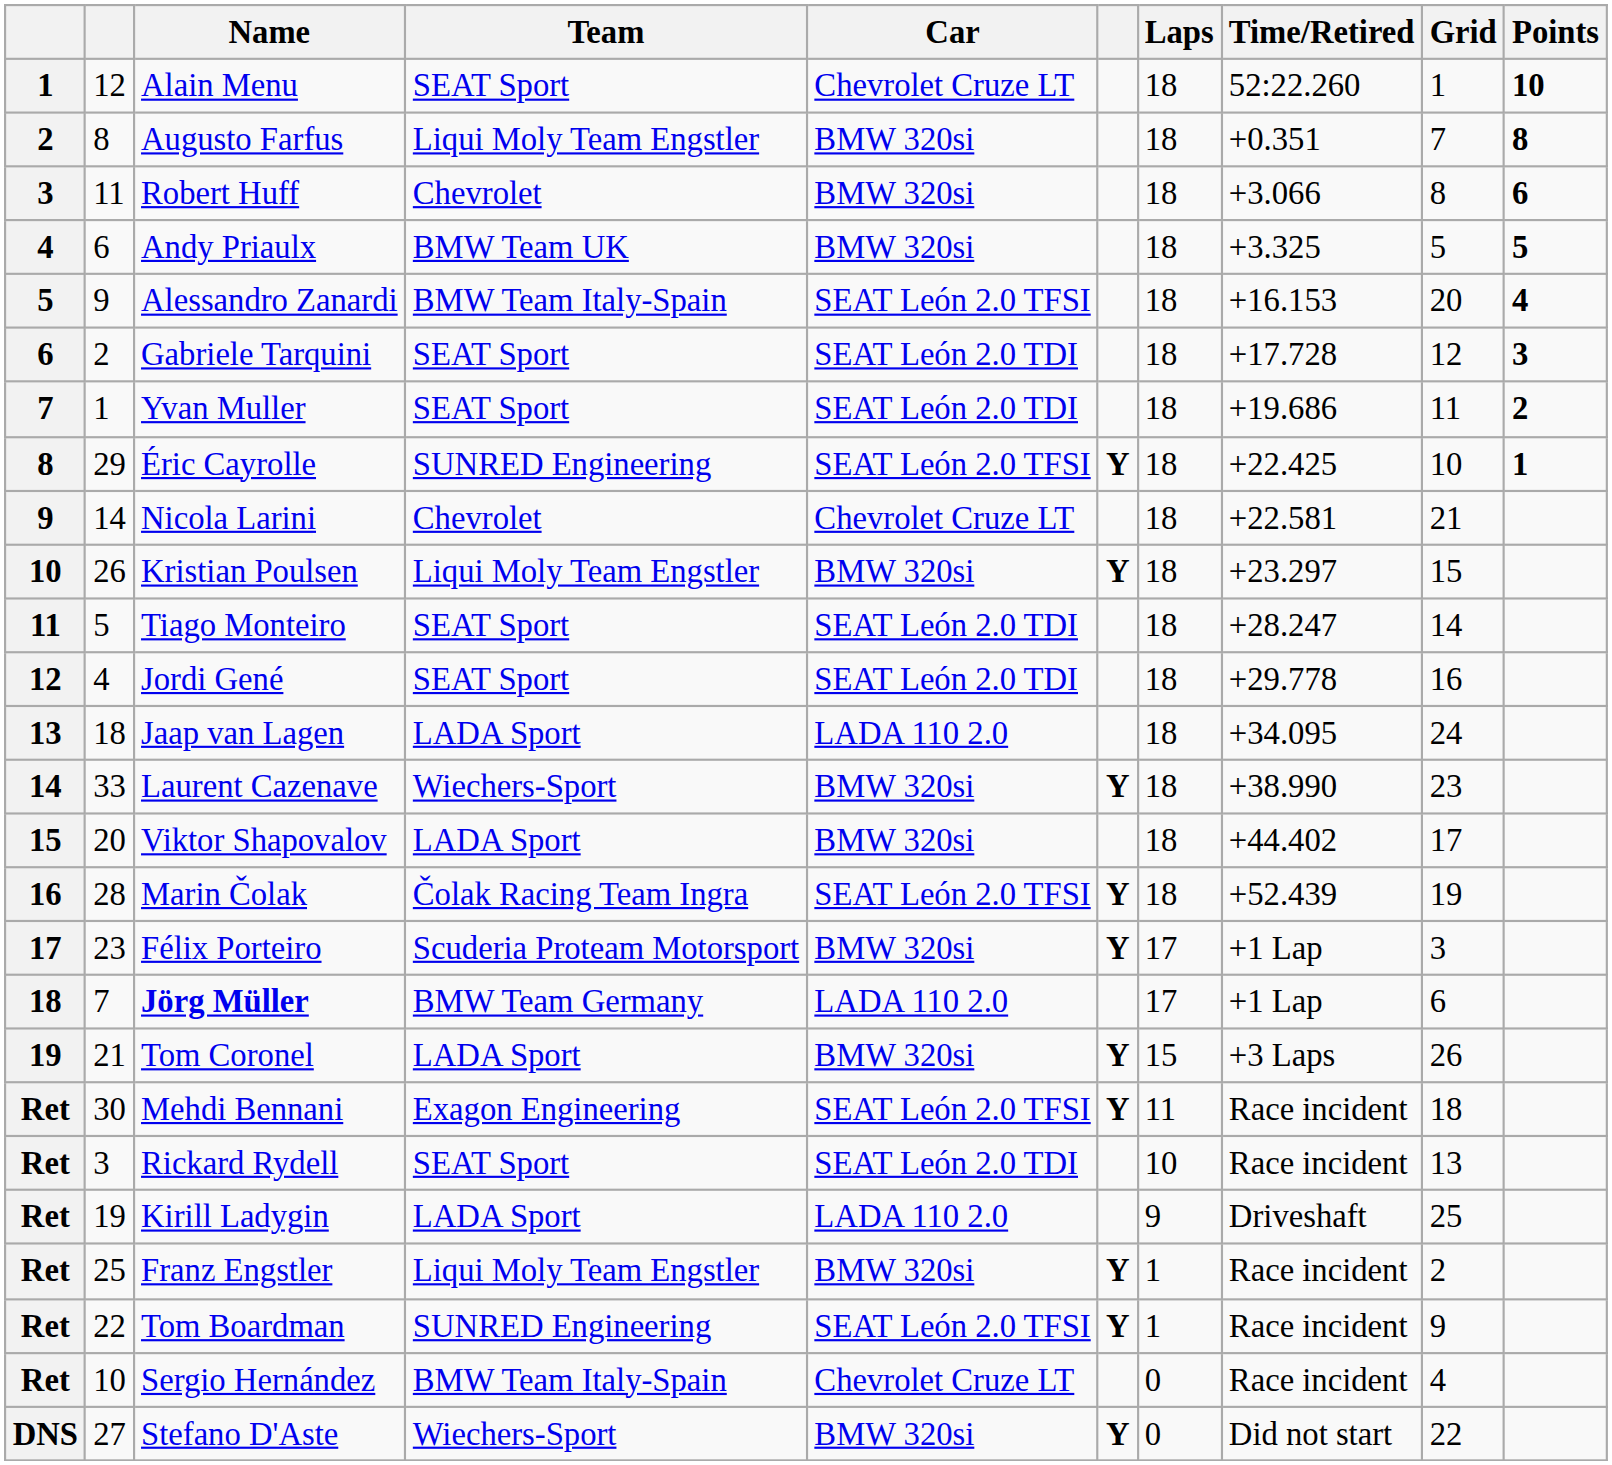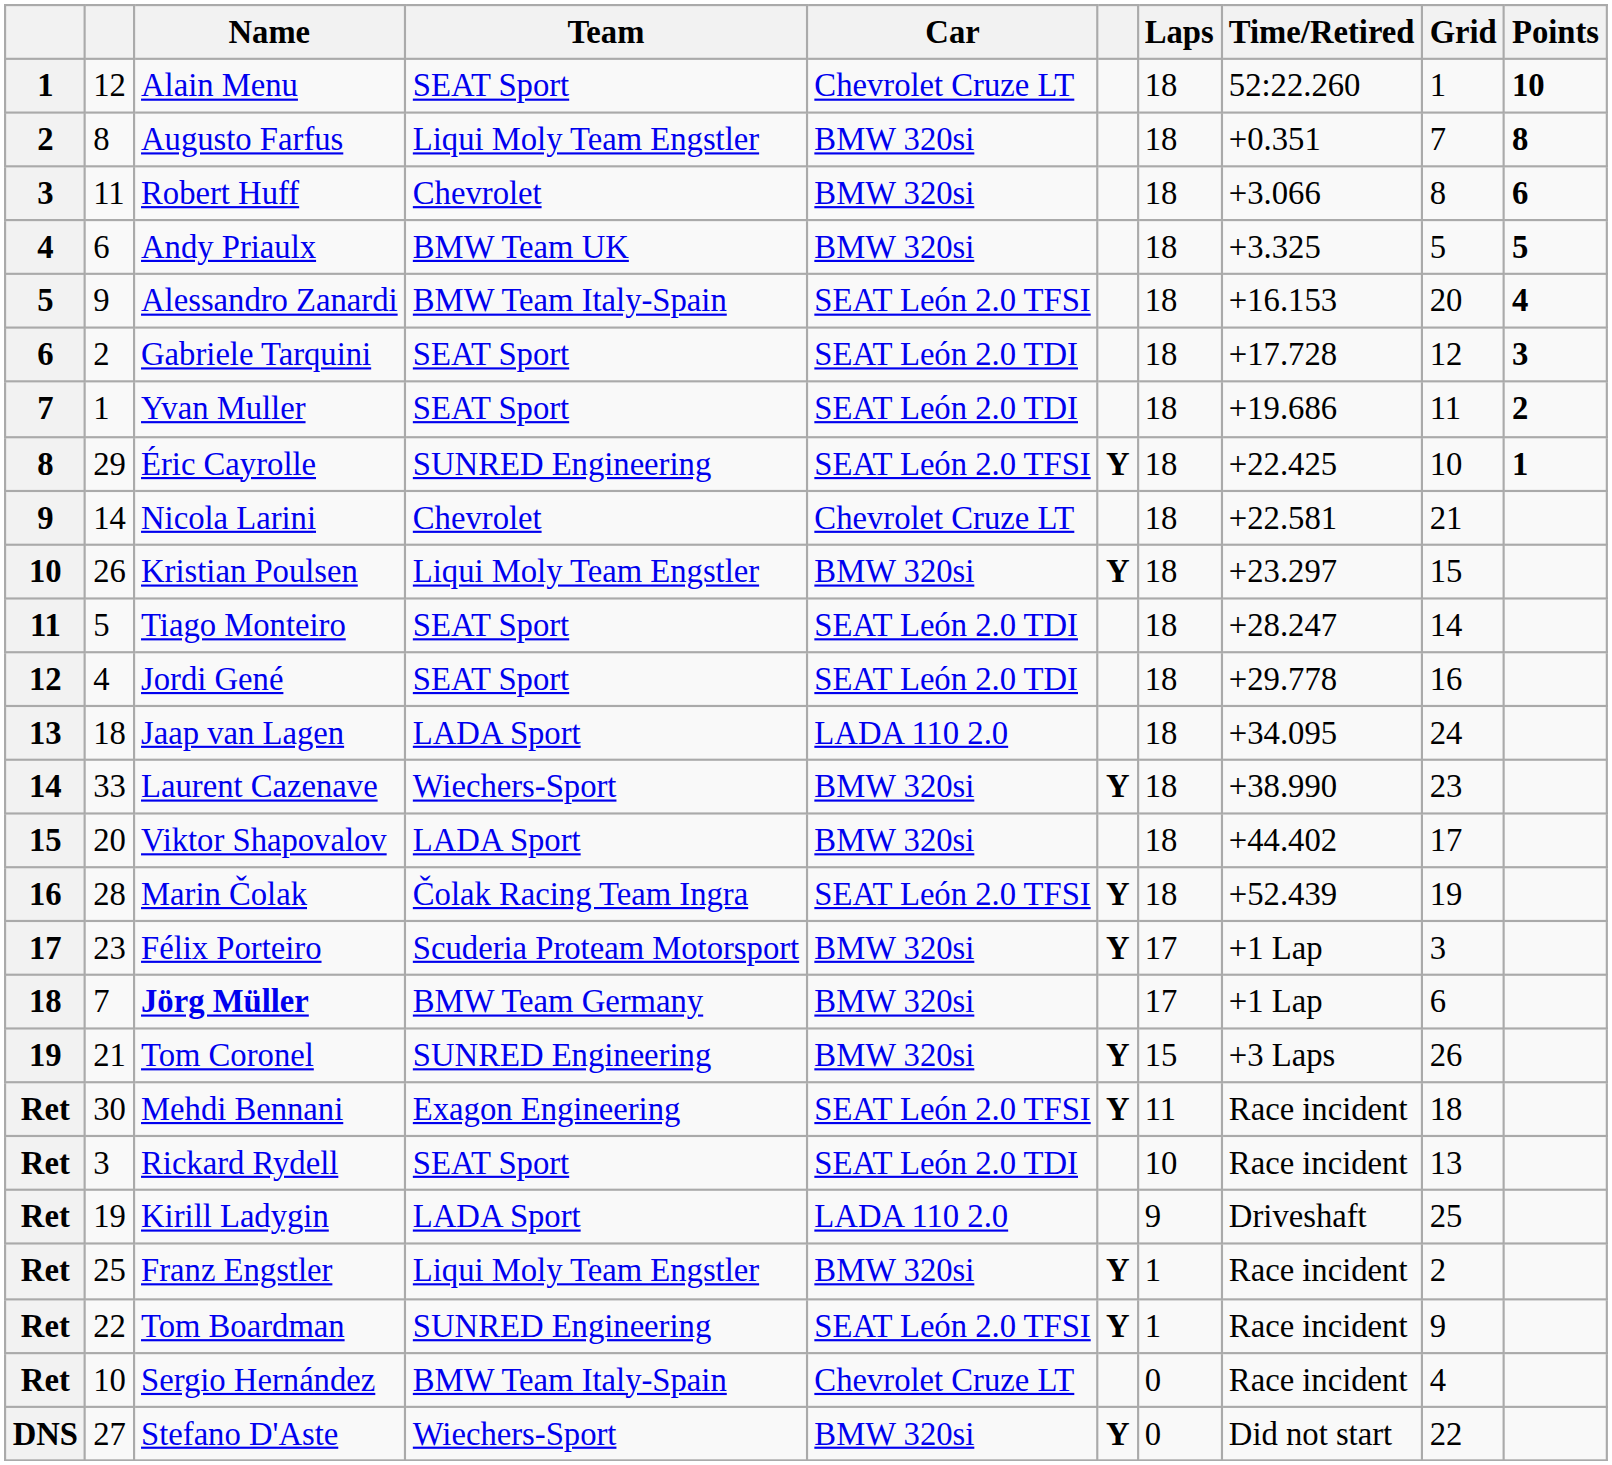(911, 1001) LADA 110 2.0 -> (894, 1001) BMW 320si
(497, 1055) LADA Sport -> (562, 1055) SUNRED Engineering
